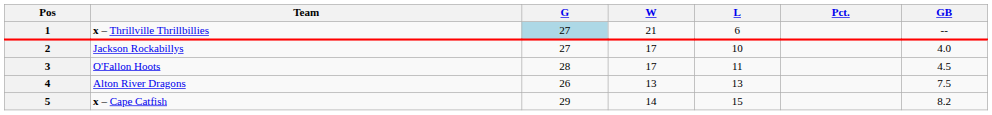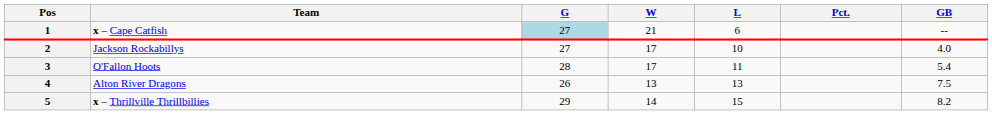(151, 30) x – Thrillville Thrillbillies -> (130, 30) x – Cape Catfish
(944, 66) 4.5 -> (944, 66) 5.4
(130, 101) x – Cape Catfish -> (151, 101) x – Thrillville Thrillbillies
